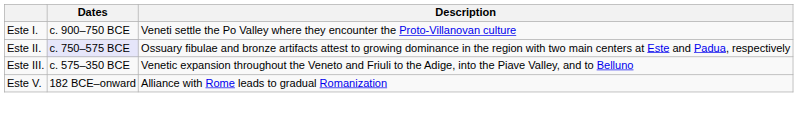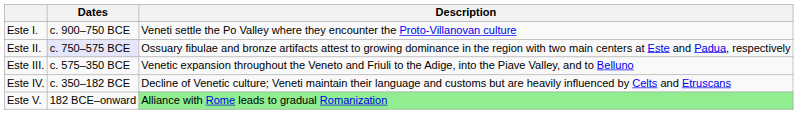+ row: (26, 83)
(264, 83) no background -> (264, 100) lightgreen background
